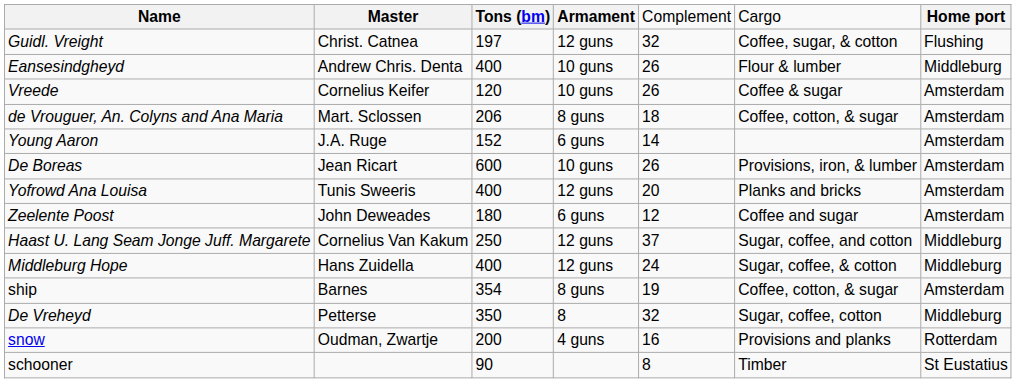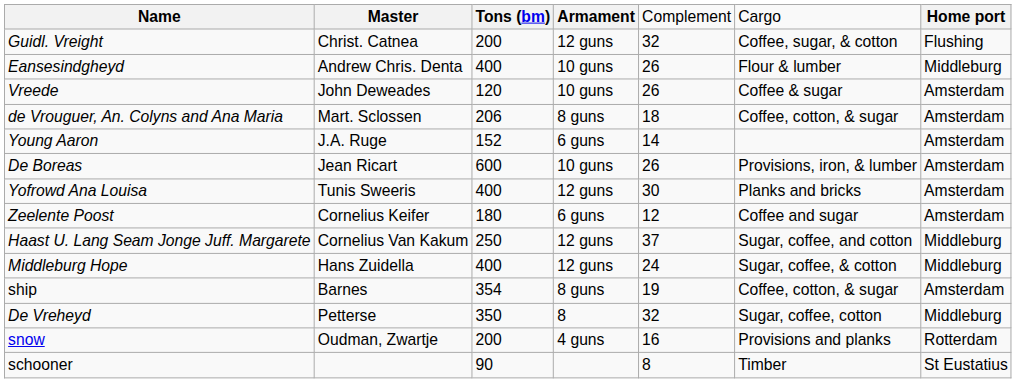(489, 41) 197 -> (489, 41) 200
(374, 91) Cornelius Keifer -> (374, 91) John Deweades
(651, 191) 20 -> (651, 191) 30
(374, 215) John Deweades -> (374, 215) Cornelius Keifer
